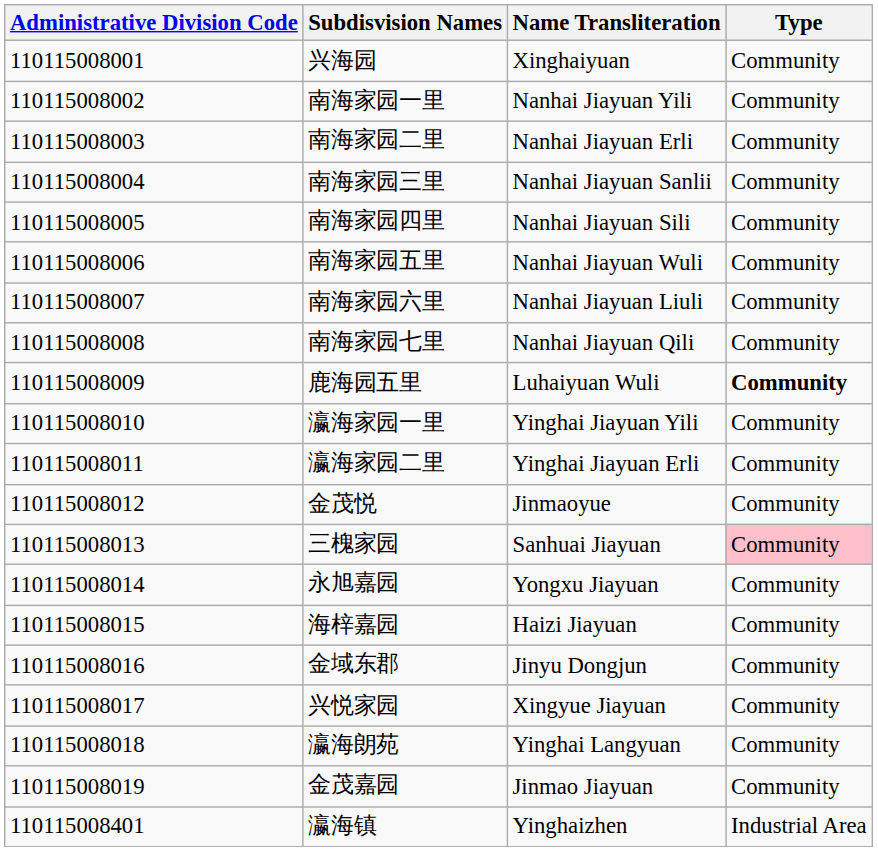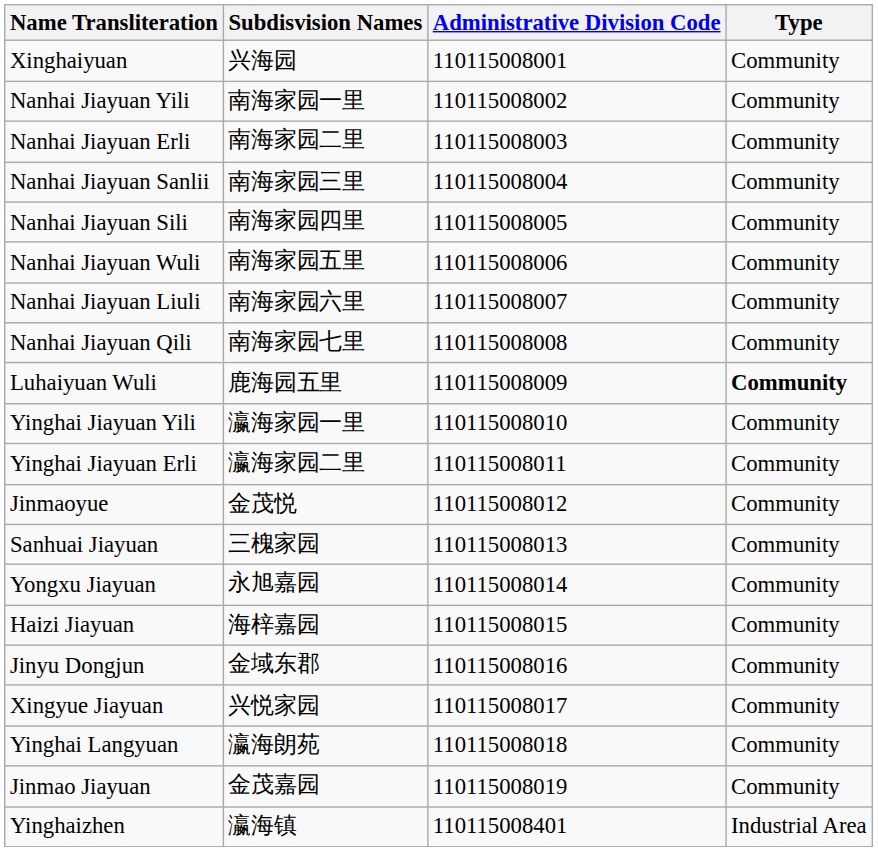columns swapped: (154, 22) <-> (617, 22)
(785, 544) pink background -> (785, 544) no background
